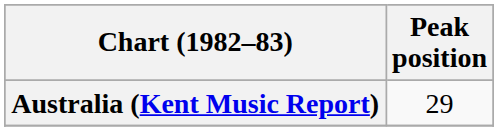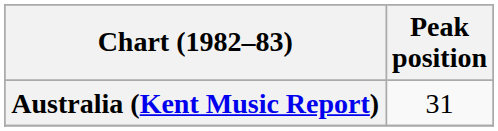(440, 102) 29 -> (440, 102) 31
